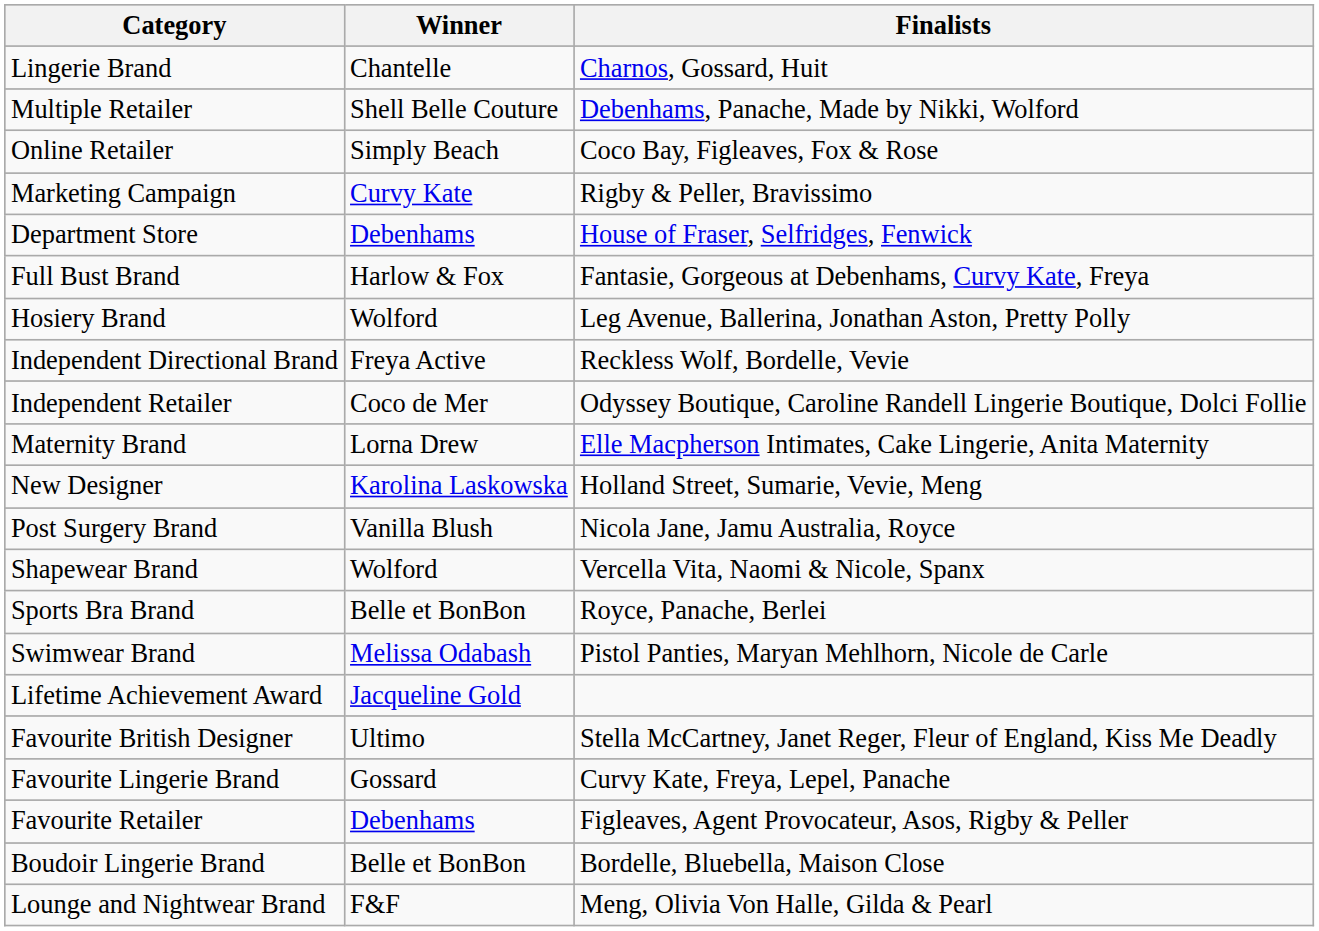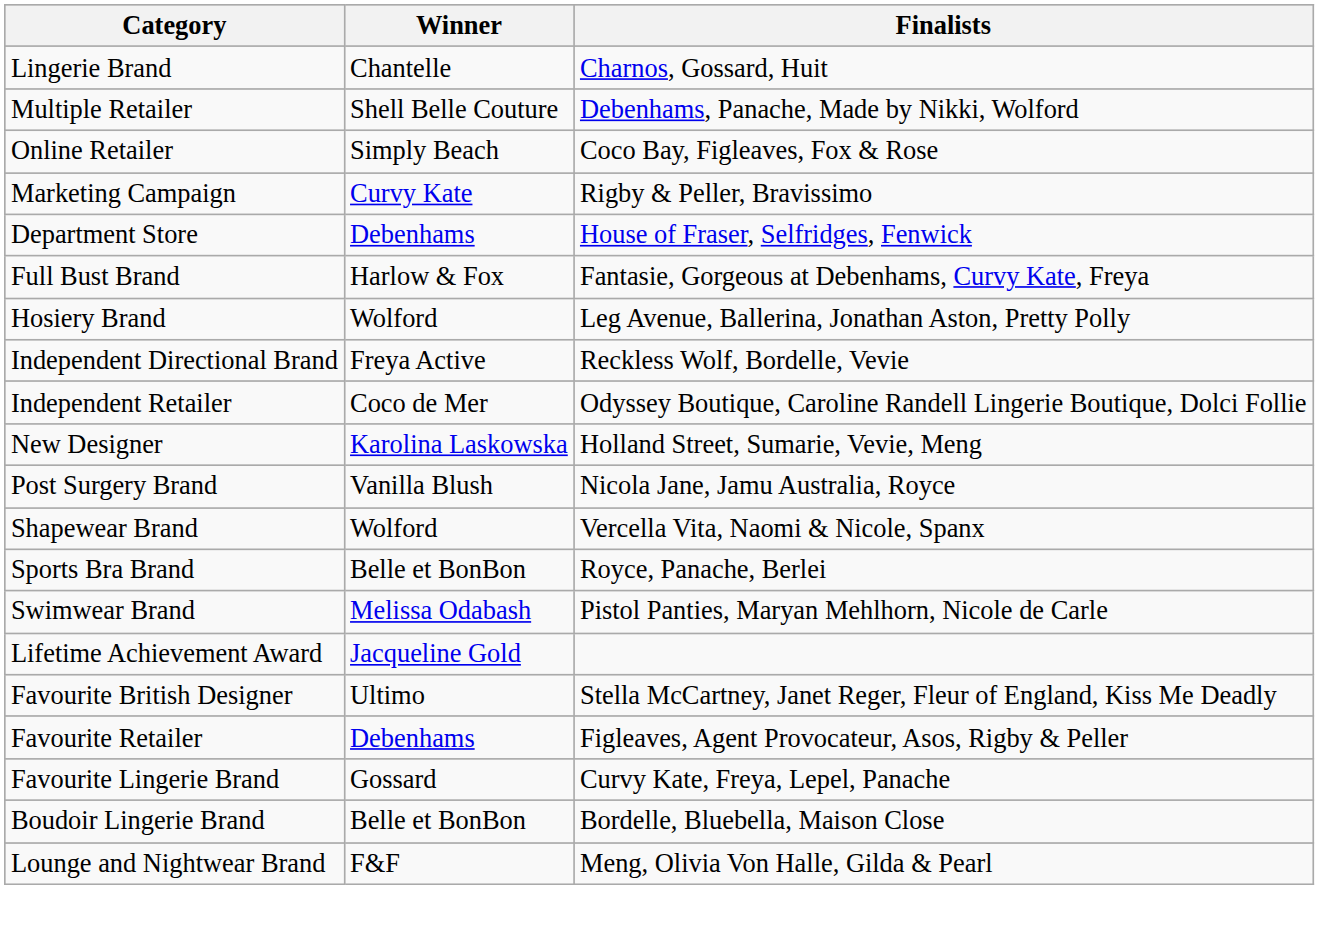- row: (99, 444)
rows swapped: (107, 820) <-> (145, 779)
